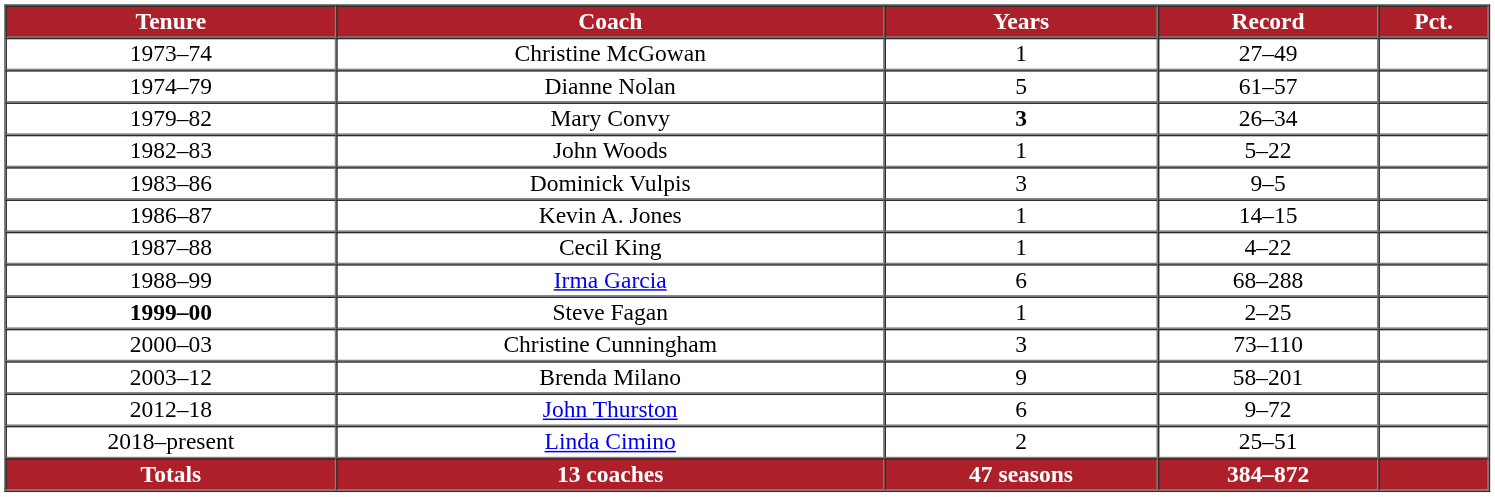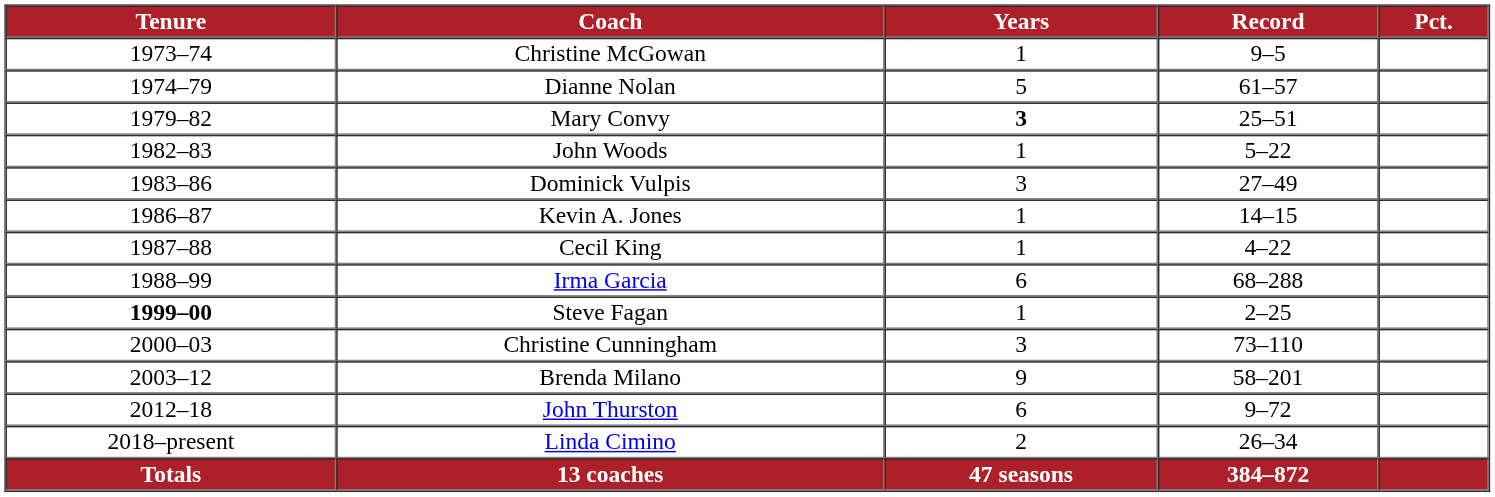(1268, 53) 27–49 -> (1268, 53) 9–5
(1268, 118) 26–34 -> (1268, 118) 25–51
(1268, 183) 9–5 -> (1268, 183) 27–49
(1268, 441) 25–51 -> (1268, 441) 26–34
